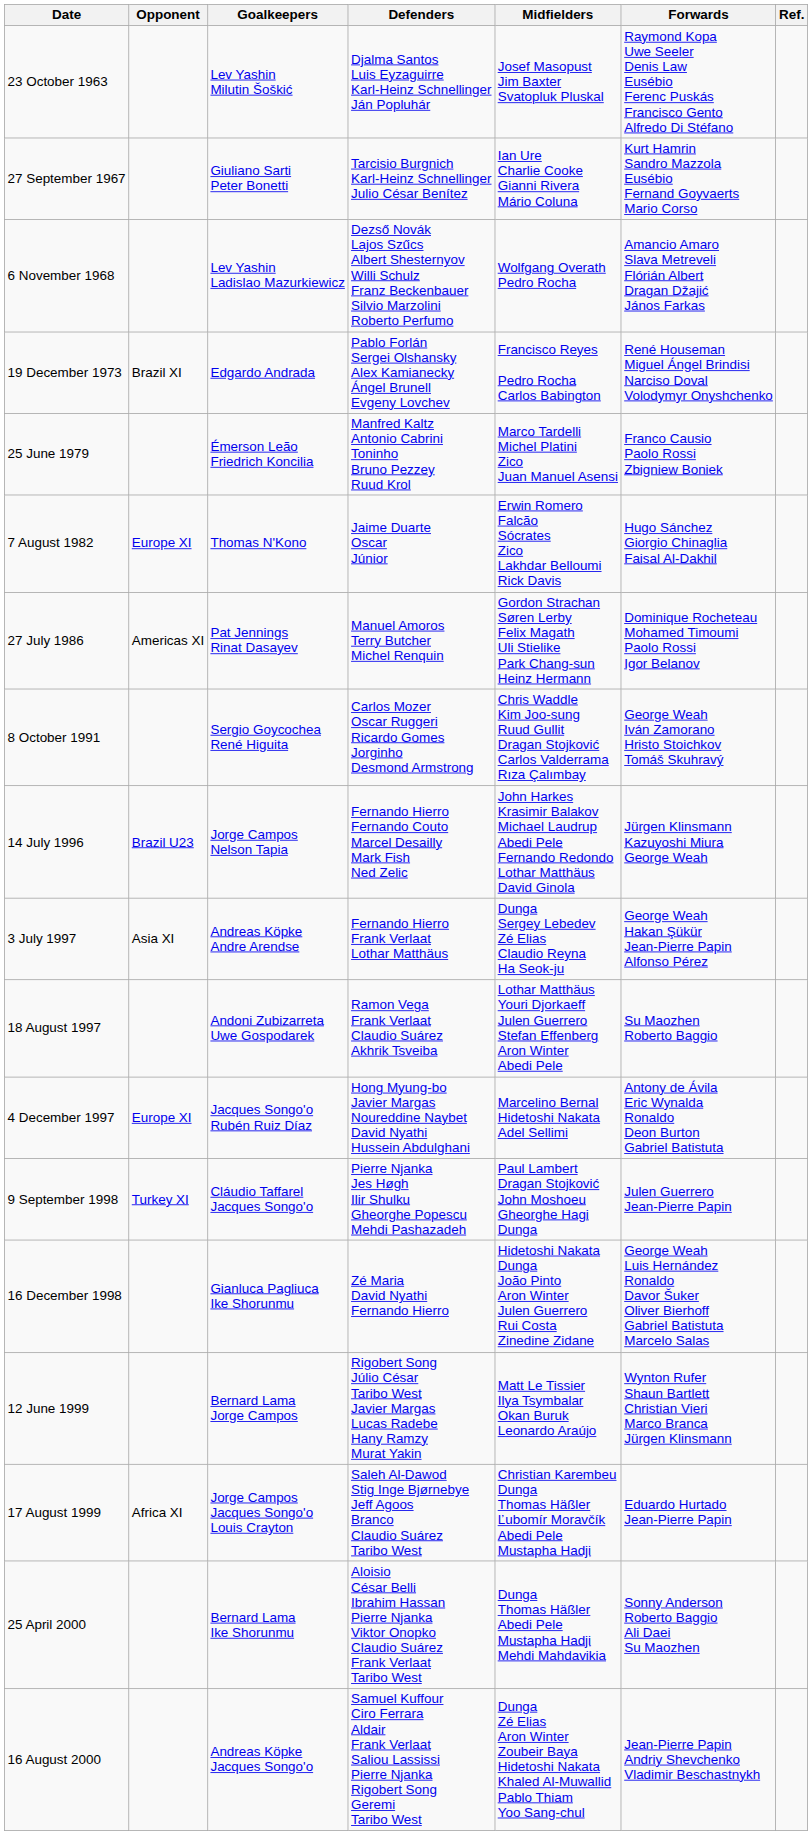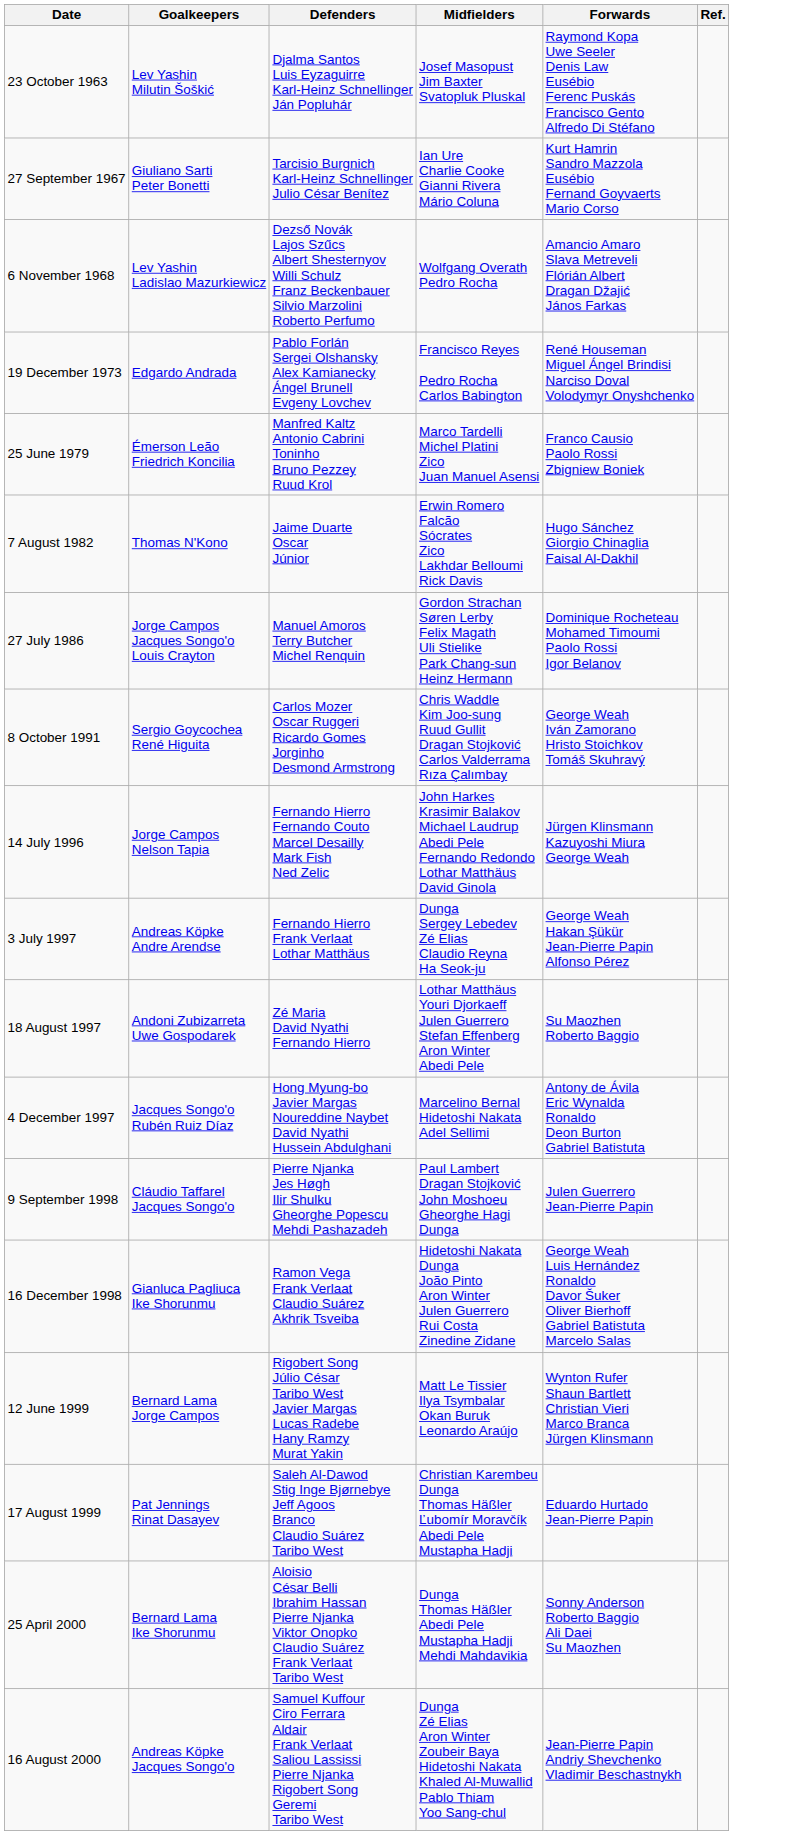- column: (168, 15)
(254, 640) Pat Jennings Rinat Dasayev -> (183, 640) Jorge Campos Jacques Songo'o Louis Crayton
(397, 1028) Ramon Vega Frank Verlaat Claudio Suárez Akhrik Tsveiba -> (321, 1028) Zé Maria David Nyathi Fernando Hierro
(400, 1296) Zé Maria David Nyathi Fernando Hierro -> (318, 1296) Ramon Vega Frank Verlaat Claudio Suárez Akhrik Tsveiba
(262, 1512) Jorge Campos Jacques Songo'o Louis Crayton -> (175, 1512) Pat Jennings Rinat Dasayev
